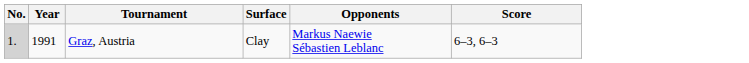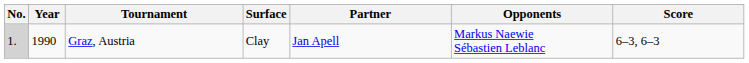+ column: (370, 14)
(44, 41) 1991 -> (44, 41) 1990
